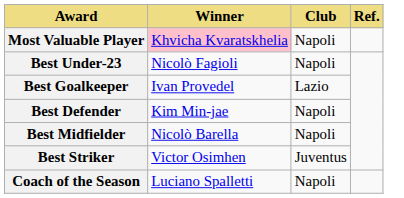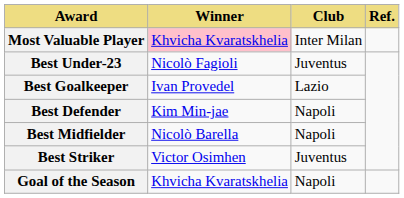(315, 39) Napoli -> (328, 39) Inter Milan
(315, 63) Napoli -> (321, 63) Juventus
- row: (76, 181)
+ row: (76, 181)
